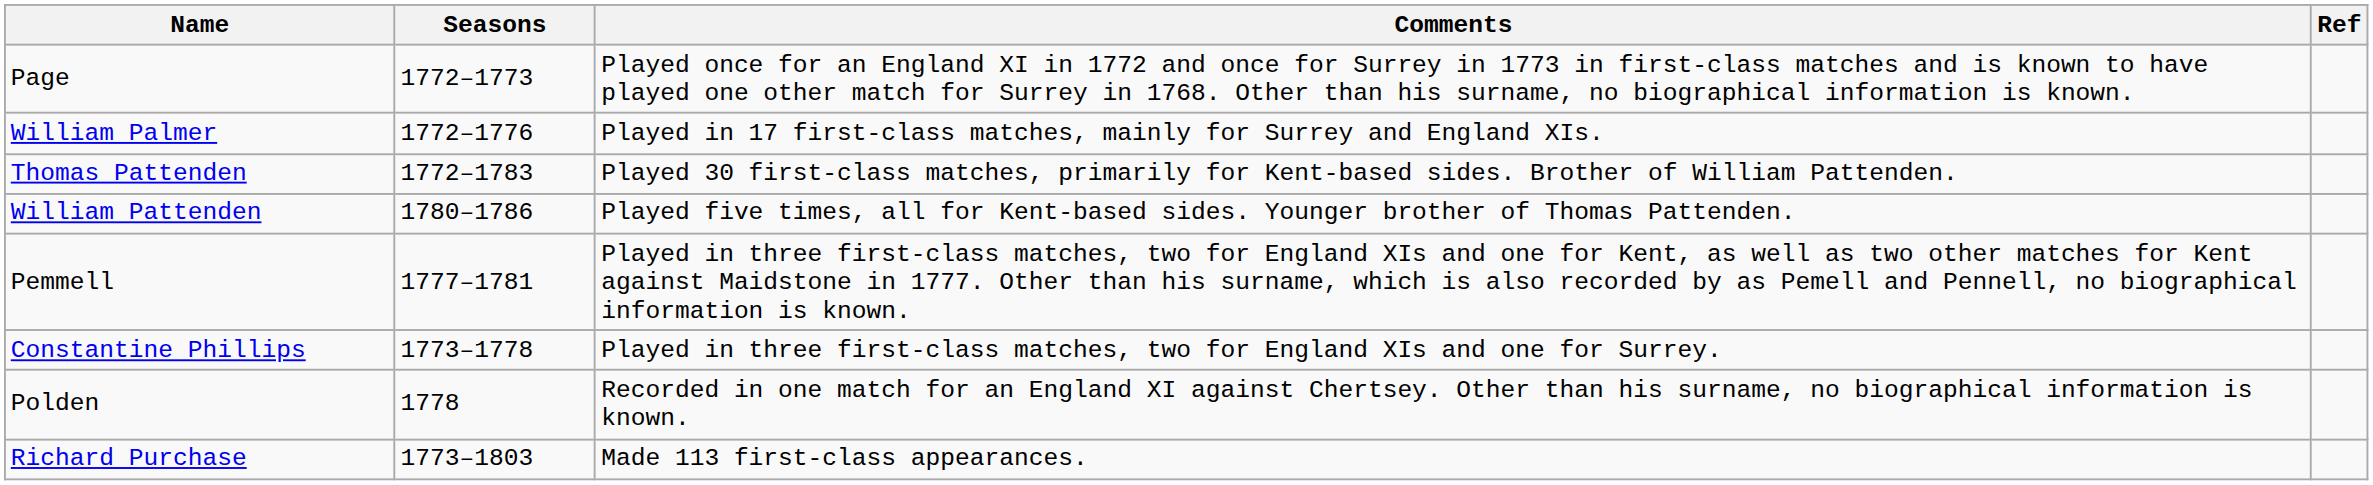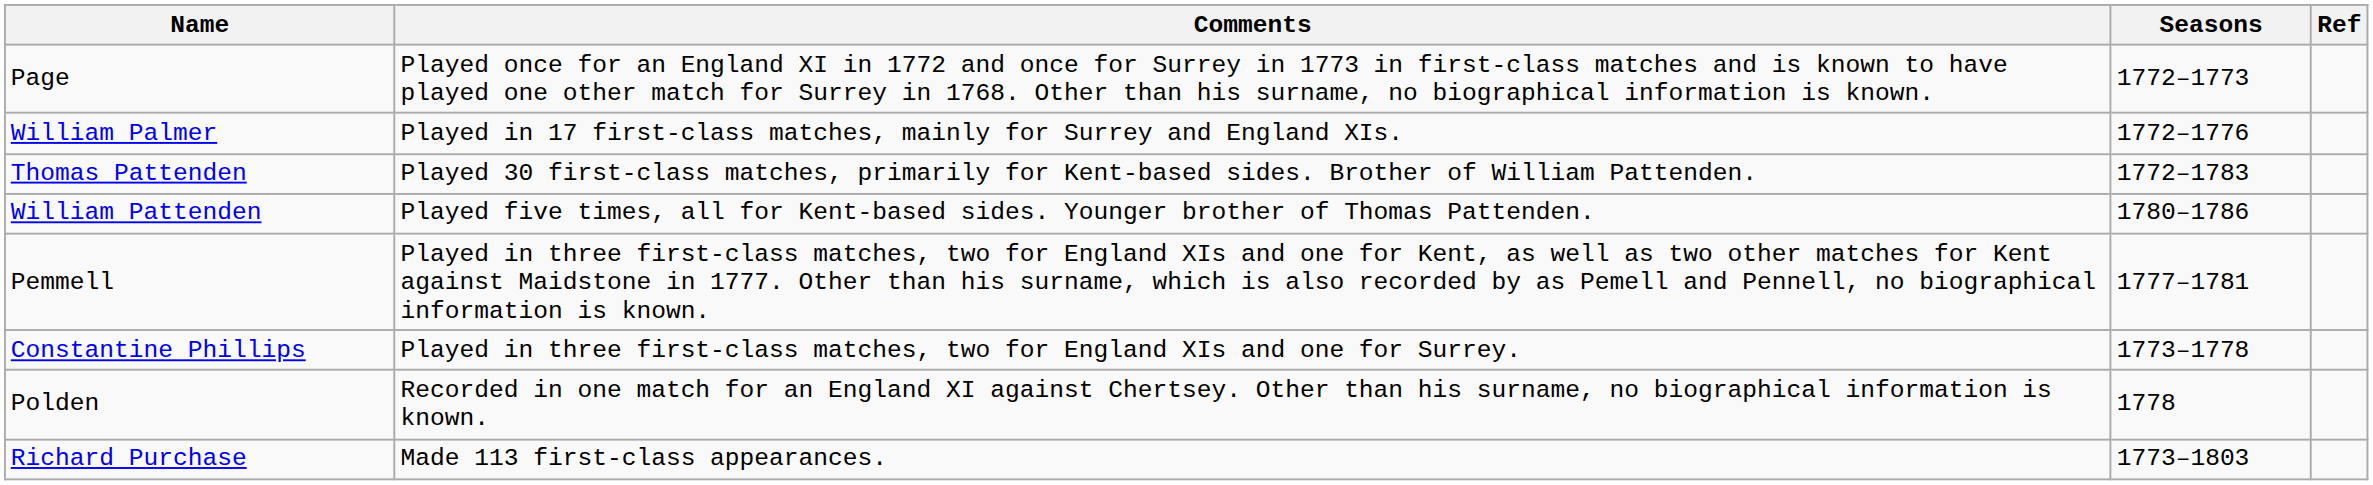columns swapped: (495, 25) <-> (1453, 25)
